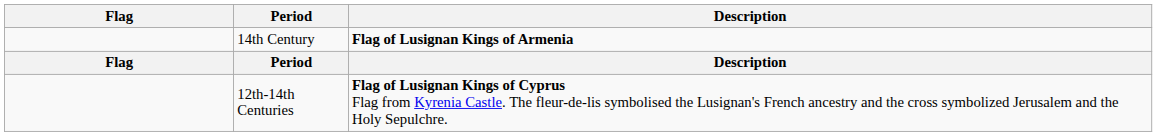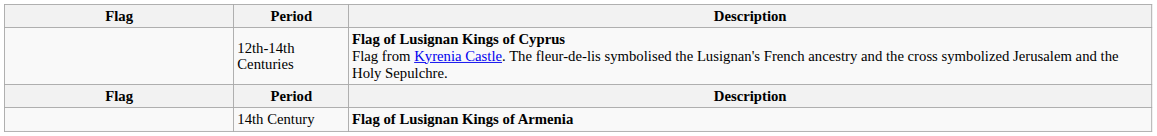rows swapped: (266, 102) <-> (276, 39)
